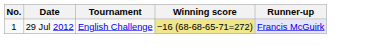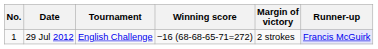+ column: (278, 17)
(205, 27) khaki background -> (205, 37) no background
